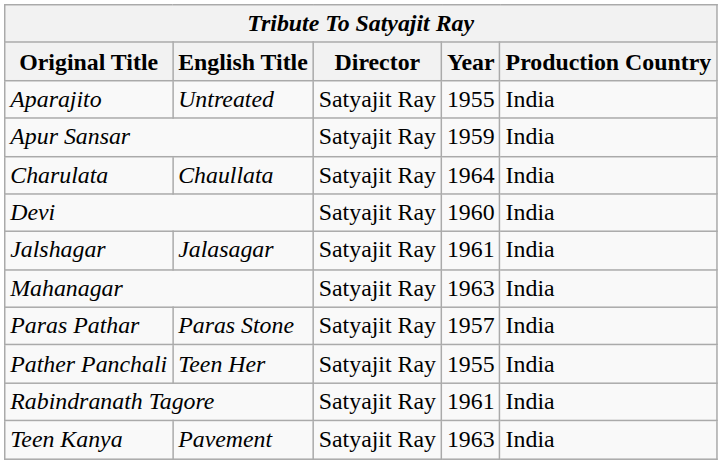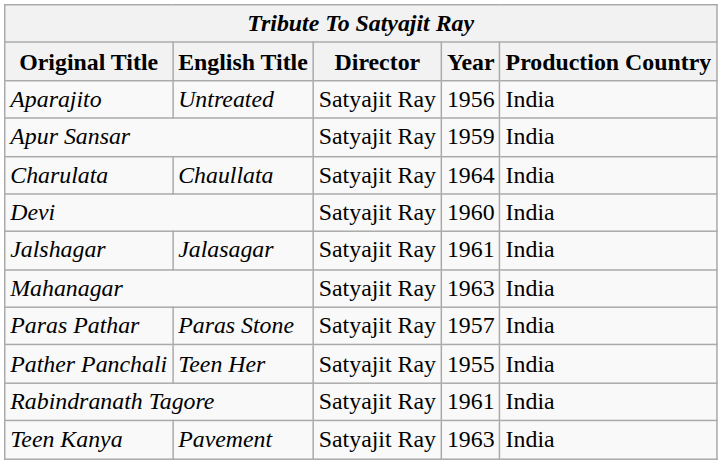(471, 99) 1955 -> (471, 99) 1956
